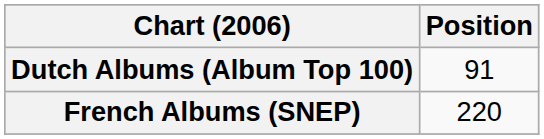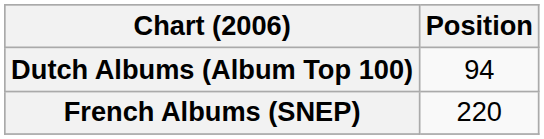(479, 69) 91 -> (479, 69) 94
